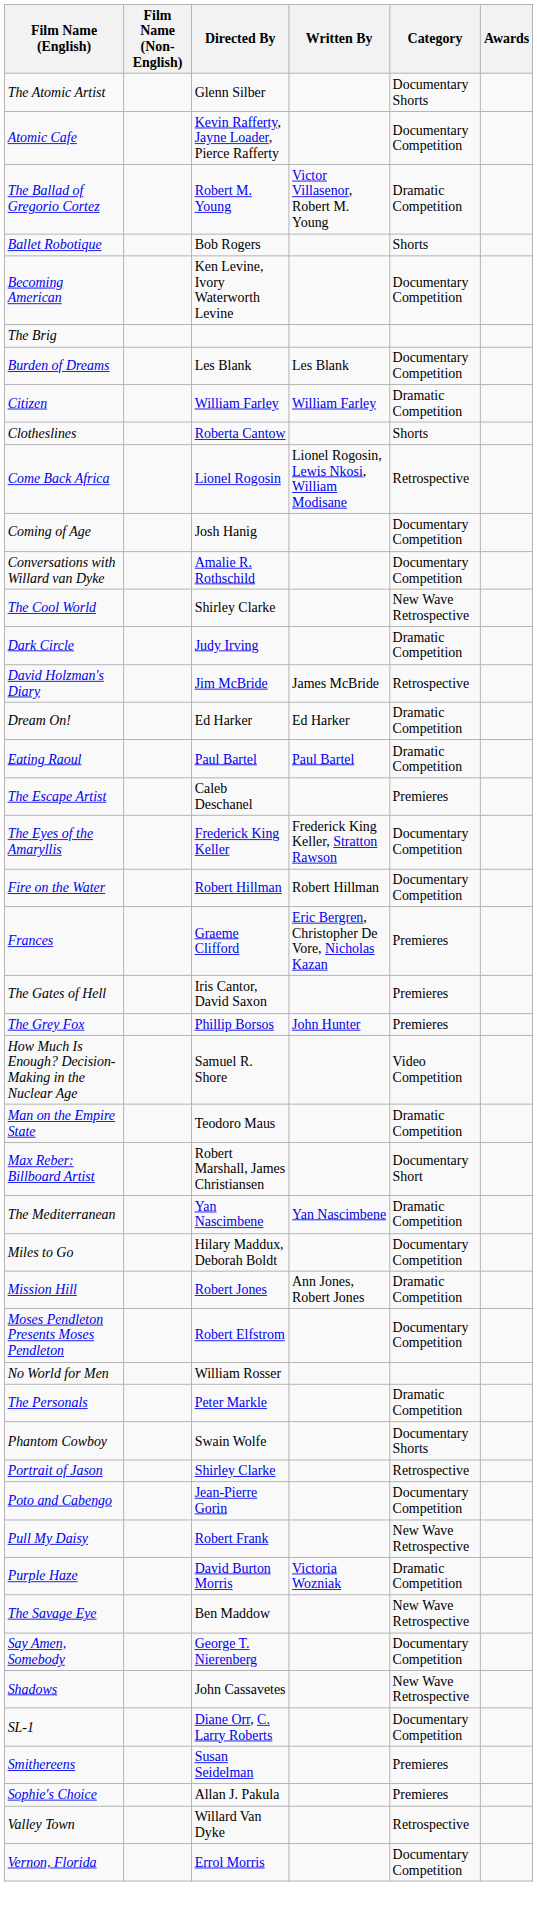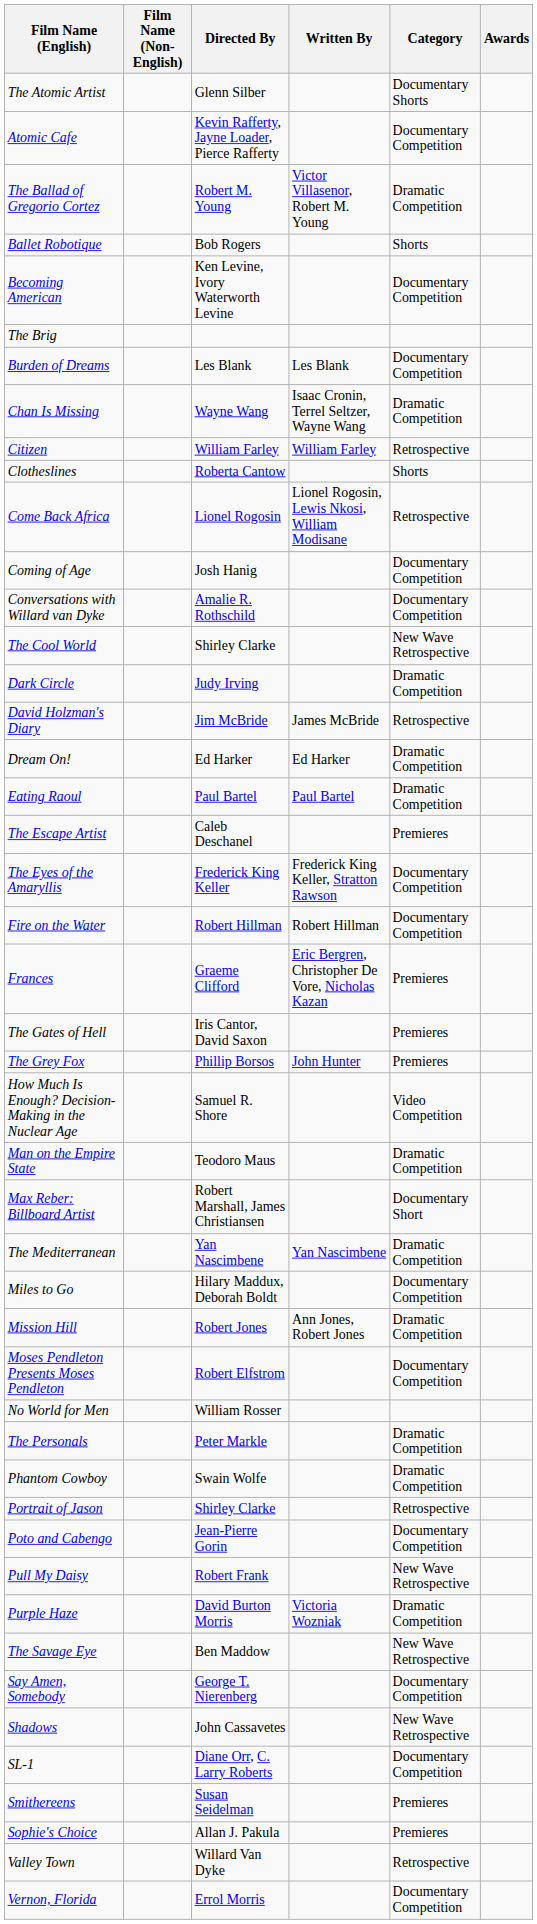+ row: (53, 411)
(427, 403) Dramatic Competition -> (431, 449) Retrospective
(430, 1440) Documentary Shorts -> (427, 1478) Dramatic Competition
